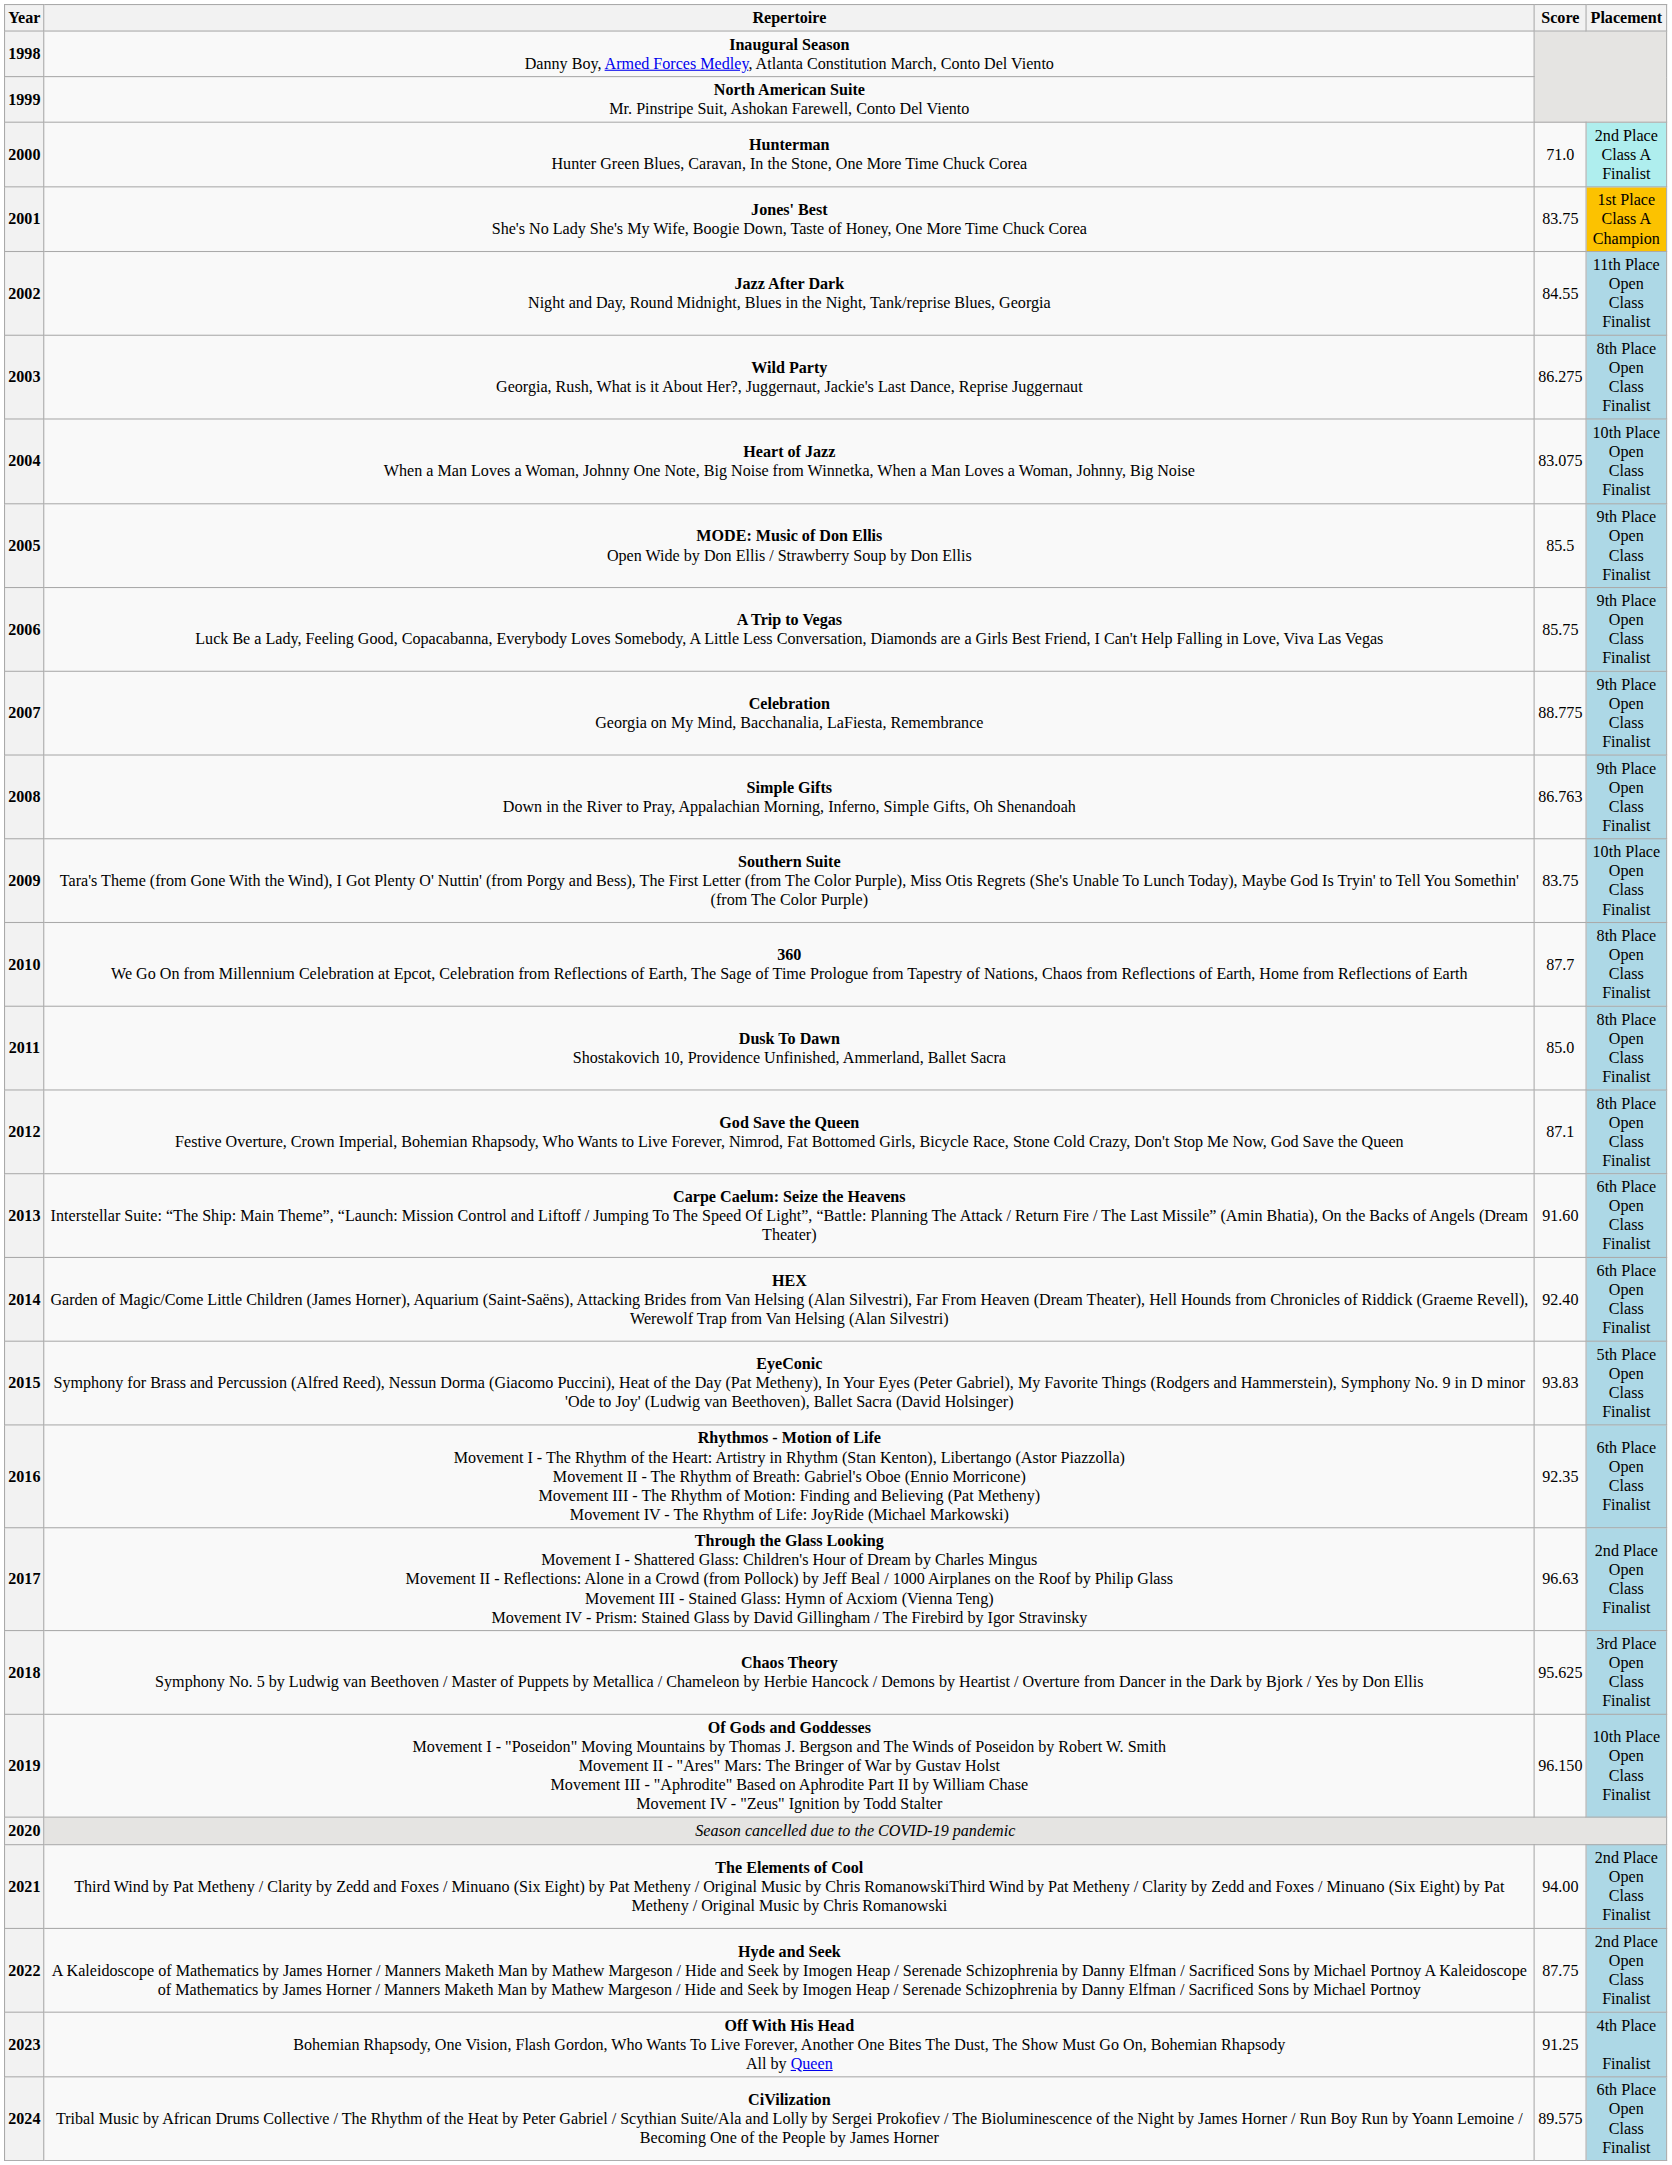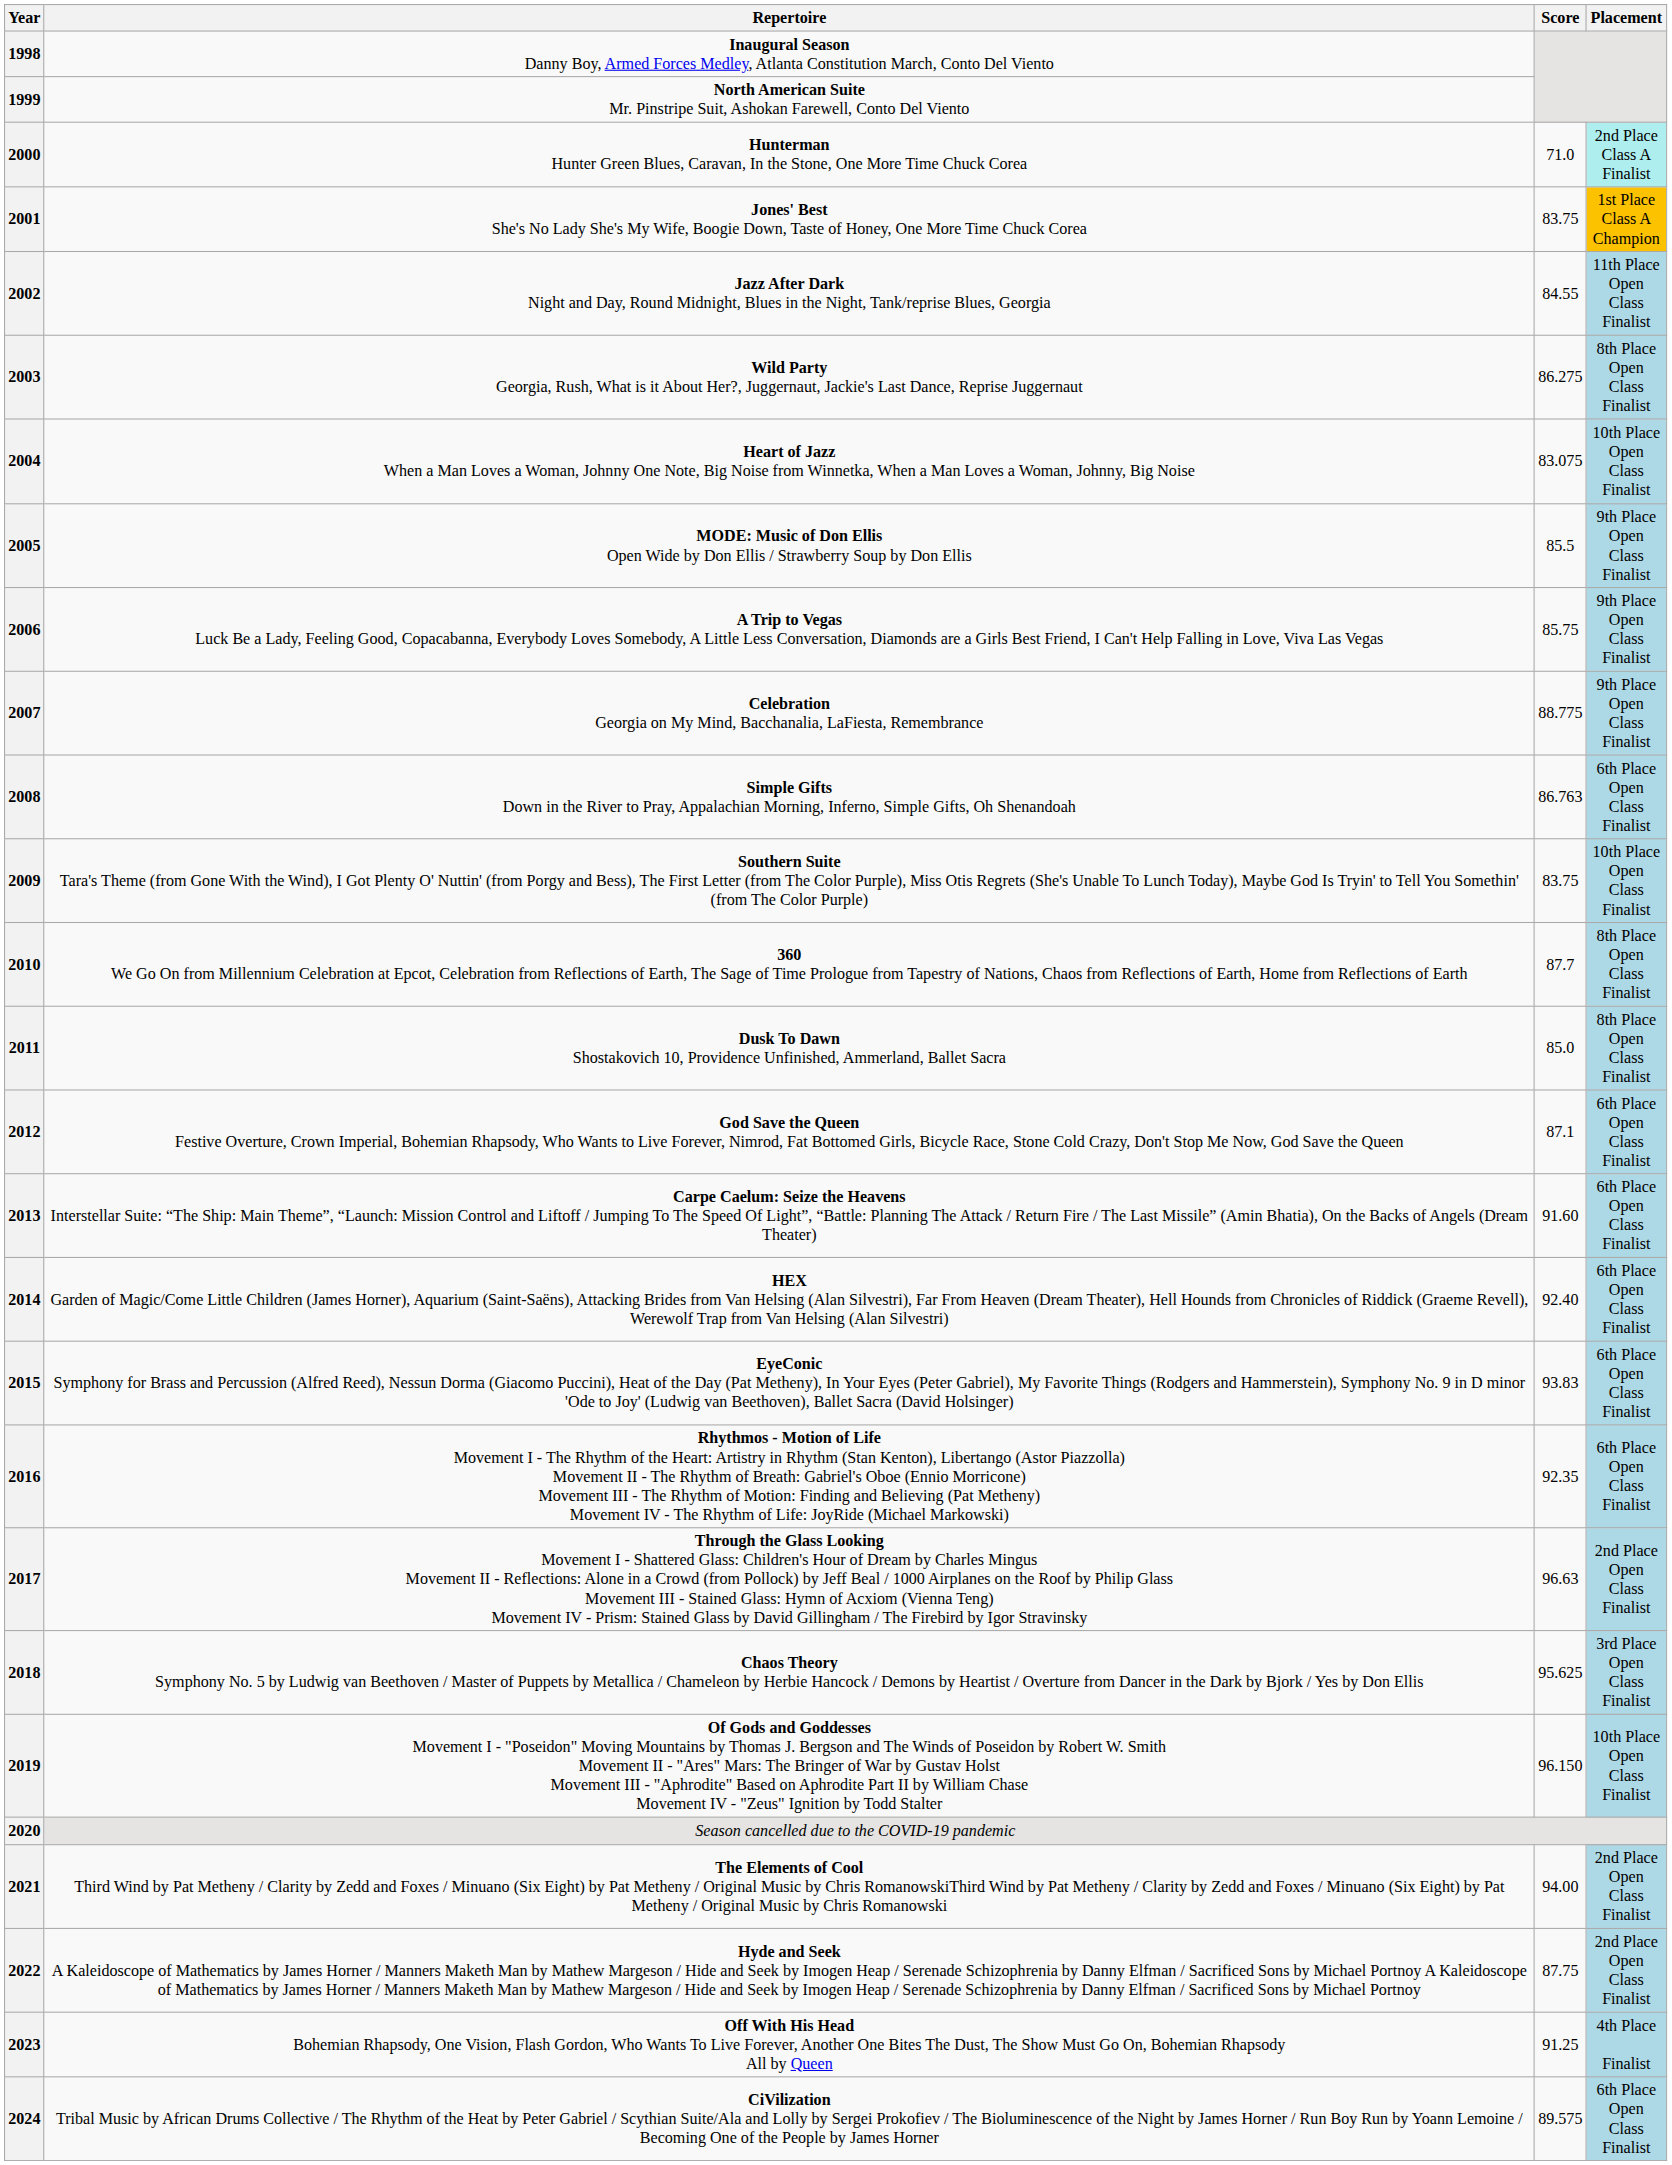(1626, 796) 9th Place Open Class Finalist -> (1626, 796) 6th Place Open Class Finalist
(1626, 1131) 8th Place Open Class Finalist -> (1626, 1131) 6th Place Open Class Finalist
(1626, 1383) 5th Place Open Class Finalist -> (1626, 1383) 6th Place Open Class Finalist
